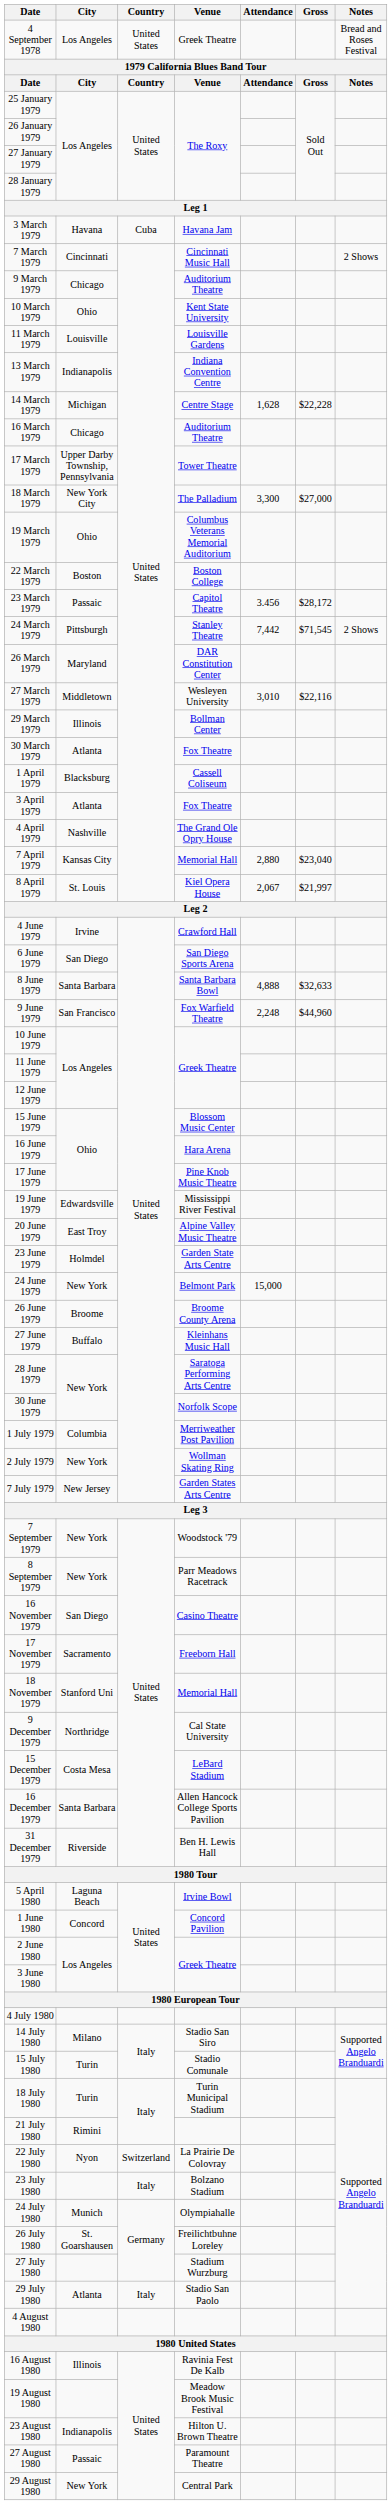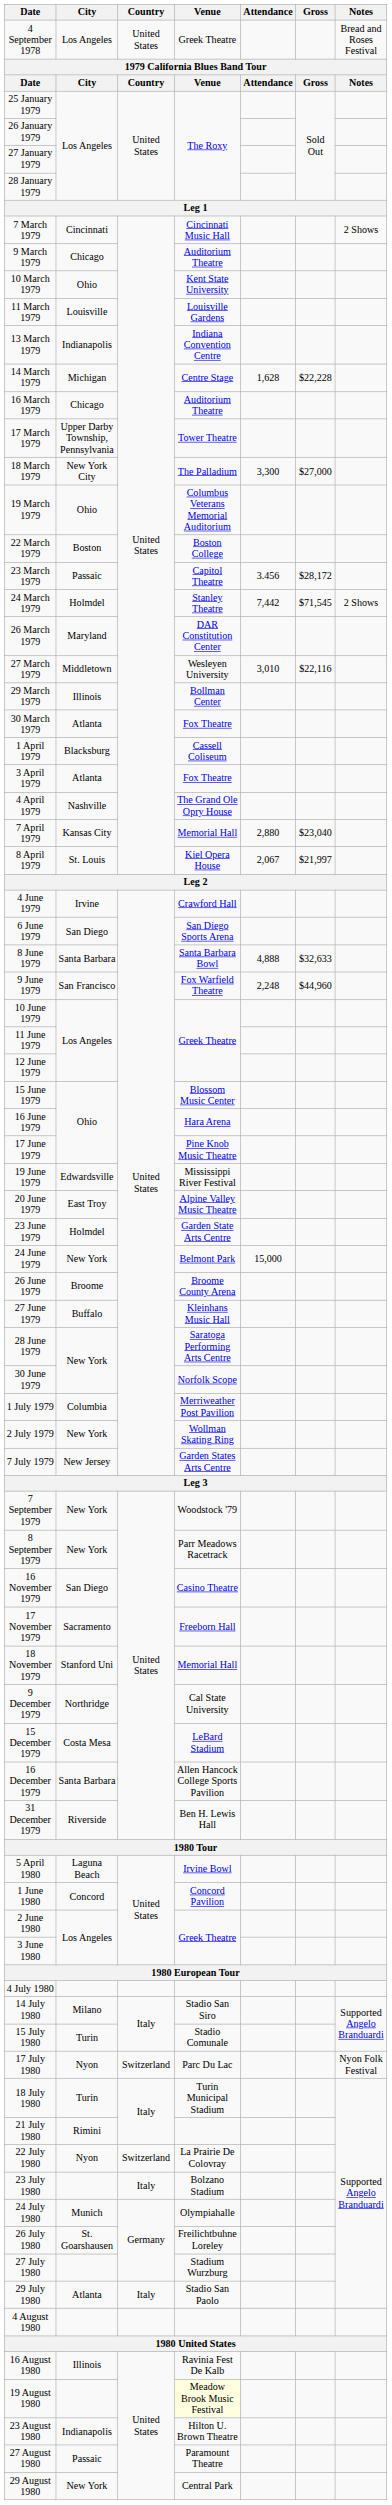- row: (30, 230)
(87, 630) Pittsburgh -> (87, 603) Holmdel
+ row: (30, 2065)
(207, 2398) no background -> (207, 2398) lightyellow background
